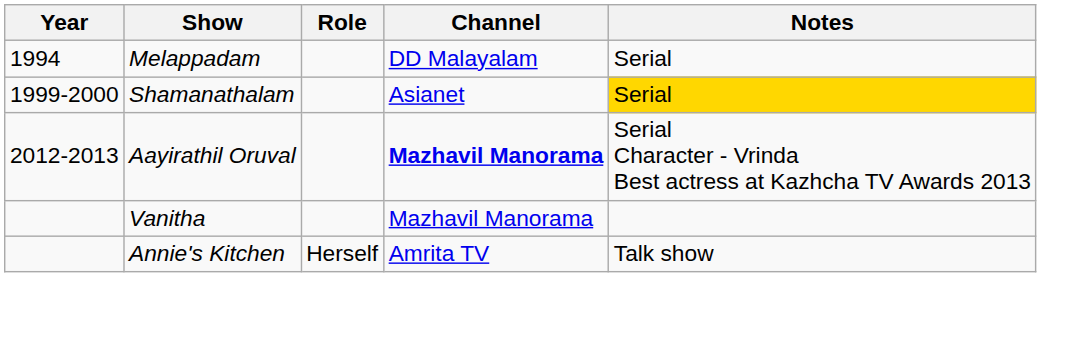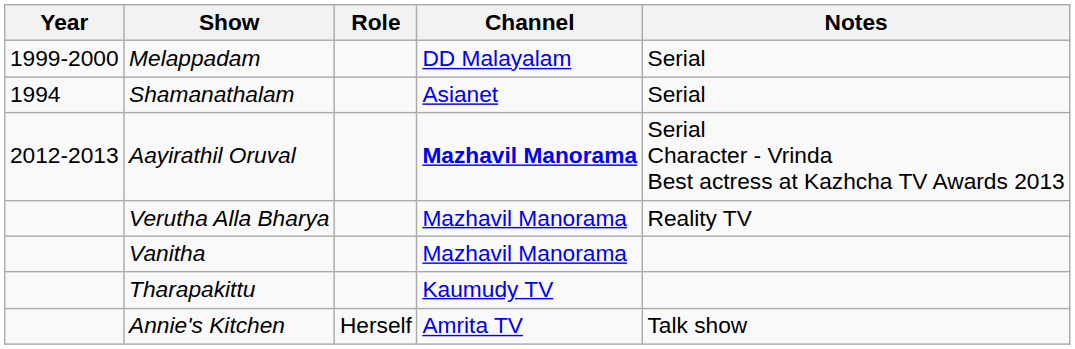(35, 58) 1994 -> (64, 58) 1999-2000
(64, 94) 1999-2000 -> (35, 94) 1994
(643, 94) gold background -> (677, 94) no background
+ row: (229, 217)
+ row: (192, 289)
